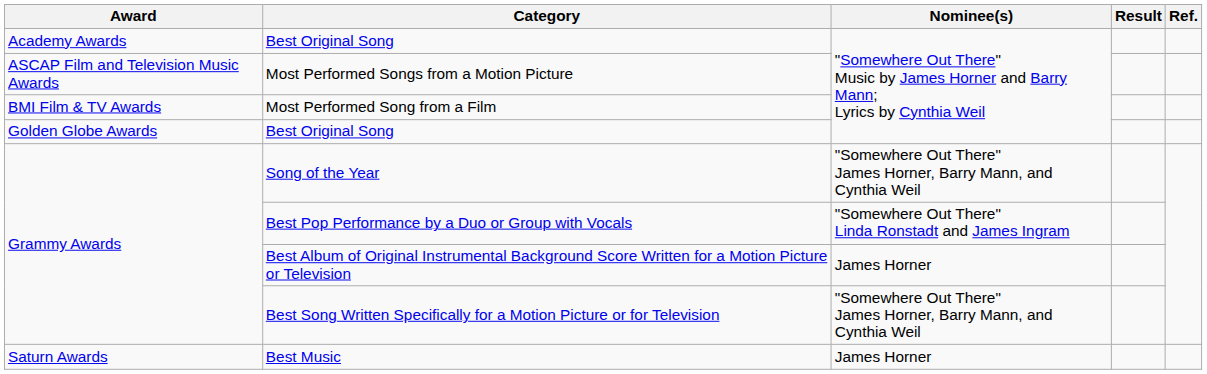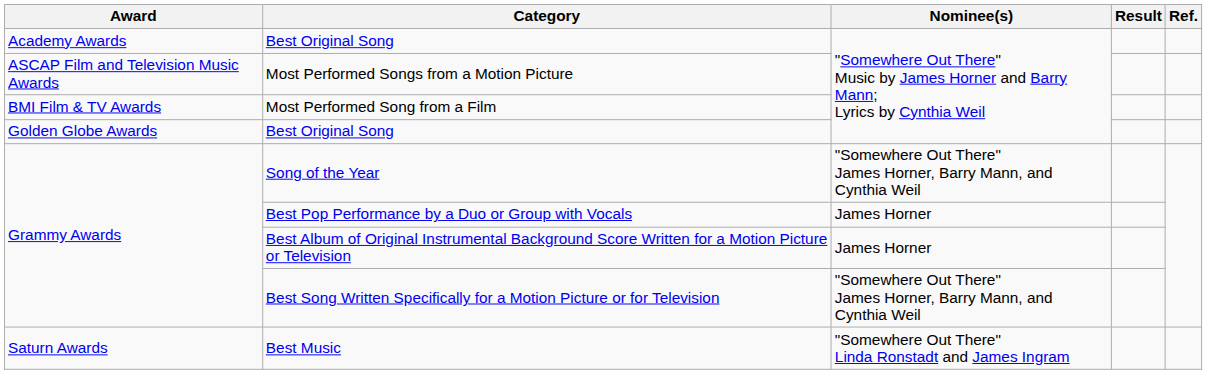(952, 223) "Somewhere Out There" Linda Ronstadt and James Ingram -> (883, 214) James Horner
(883, 356) James Horner -> (952, 348) "Somewhere Out There" Linda Ronstadt and James Ingram
